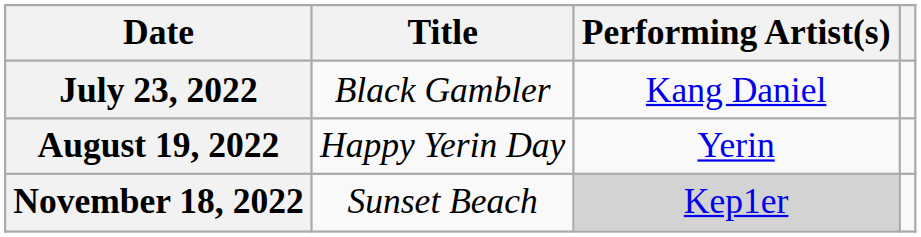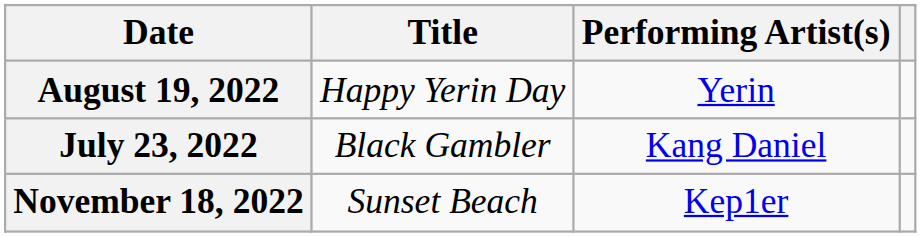rows swapped: (158, 88) <-> (158, 145)
(736, 201) lightgrey background -> (736, 201) no background
